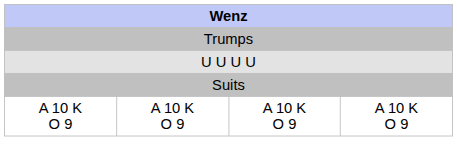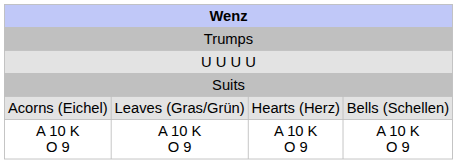+ row: (58, 108)
